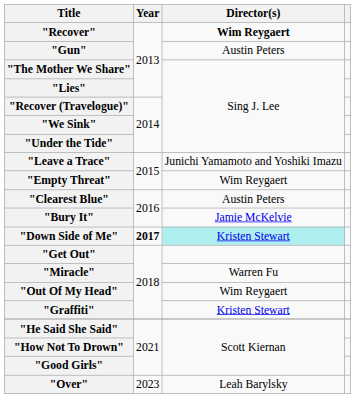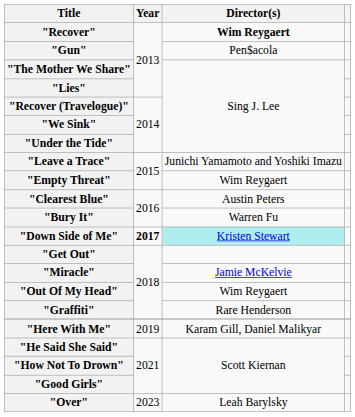(253, 50) Austin Peters -> (253, 50) Pen$acola
(253, 217) Jamie McKelvie -> (253, 217) Warren Fu
(253, 273) Warren Fu -> (253, 273) Jamie McKelvie
(253, 310) Kristen Stewart -> (253, 310) Rare Henderson
+ row: (69, 328)
